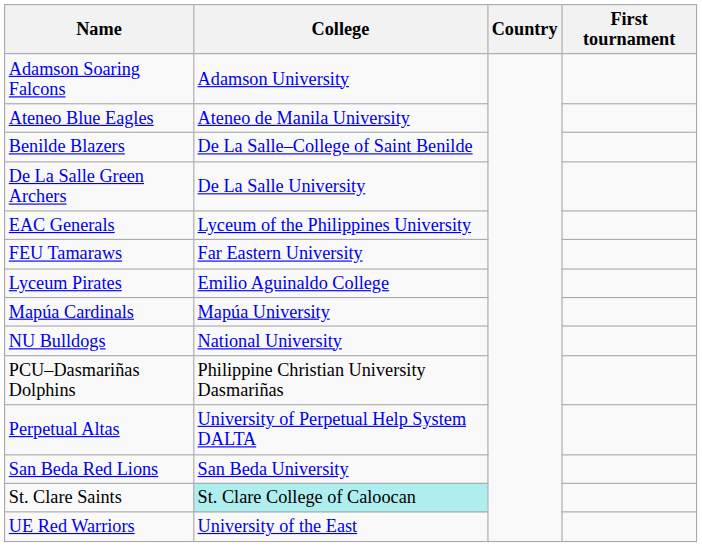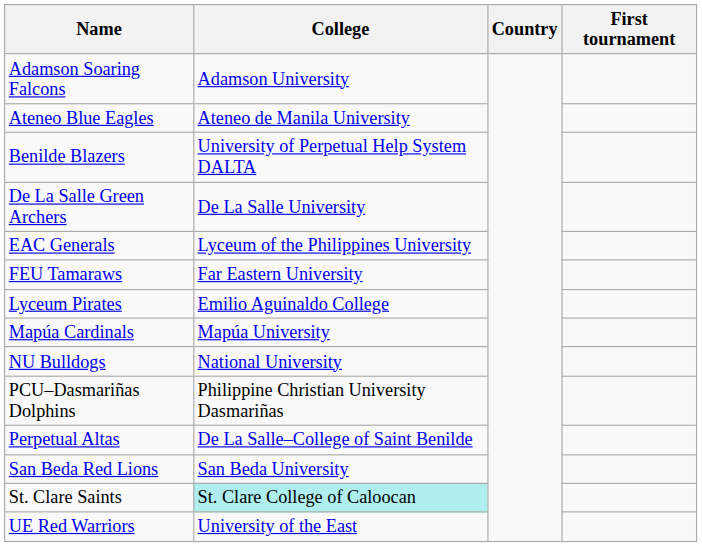(335, 146) De La Salle–College of Saint Benilde -> (332, 157) University of Perpetual Help System DALTA
(332, 429) University of Perpetual Help System DALTA -> (335, 439) De La Salle–College of Saint Benilde
